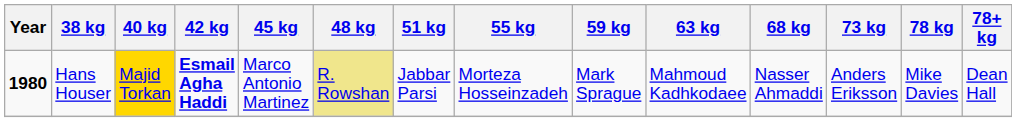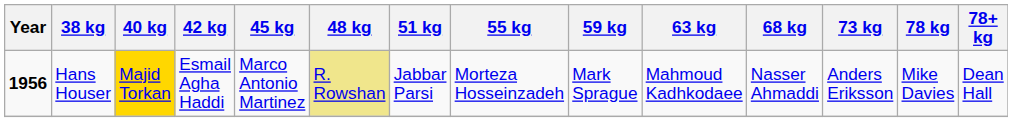(28, 83) 1980 -> (28, 83) 1956
(207, 83) bold -> (205, 83) normal
